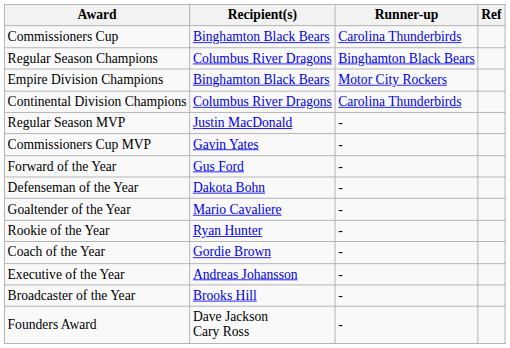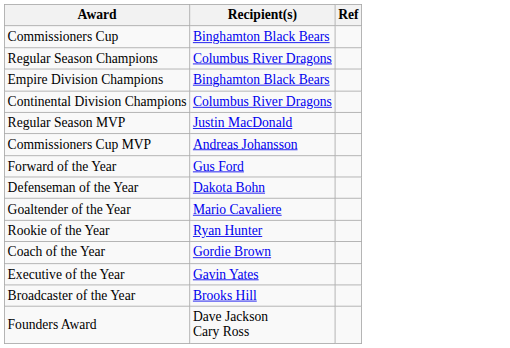- column: (407, 15)
(226, 144) Gavin Yates -> (245, 144) Andreas Johansson
(245, 274) Andreas Johansson -> (226, 274) Gavin Yates
